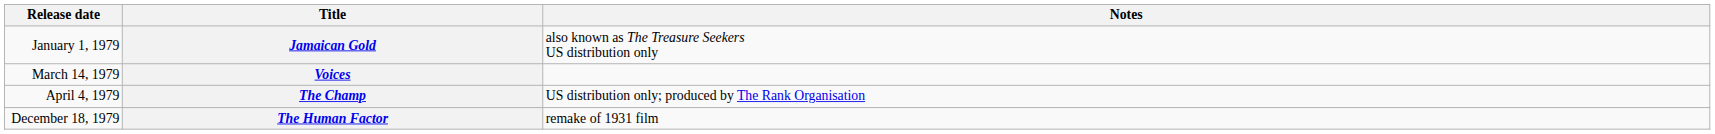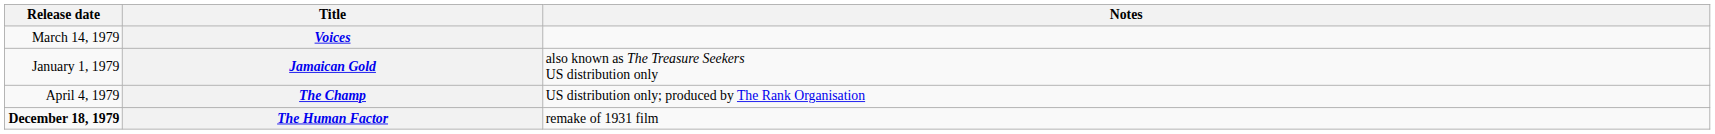rows swapped: (333, 44) <-> (333, 74)
(65, 118) normal -> (64, 118) bold
